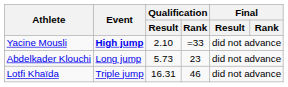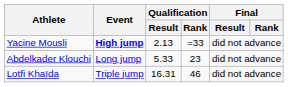(163, 43) 2.10 -> (163, 43) 2.13
(163, 59) 5.73 -> (163, 59) 5.33
